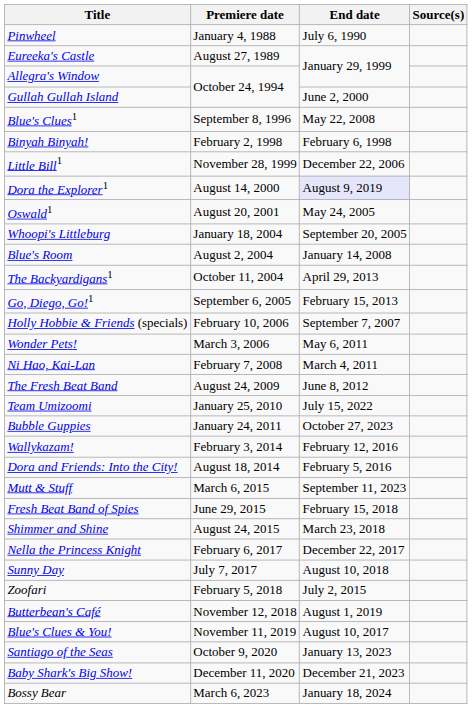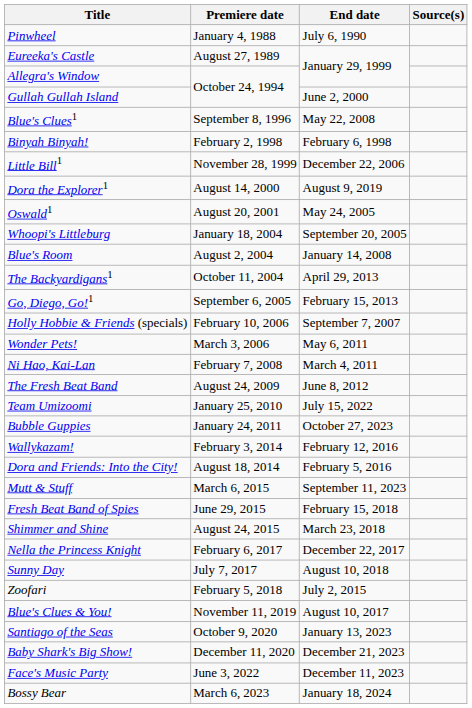(342, 187) lavender background -> (342, 187) no background
- row: (54, 611)
+ row: (58, 672)
